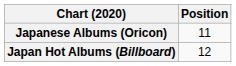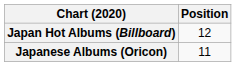rows swapped: (91, 52) <-> (91, 33)
